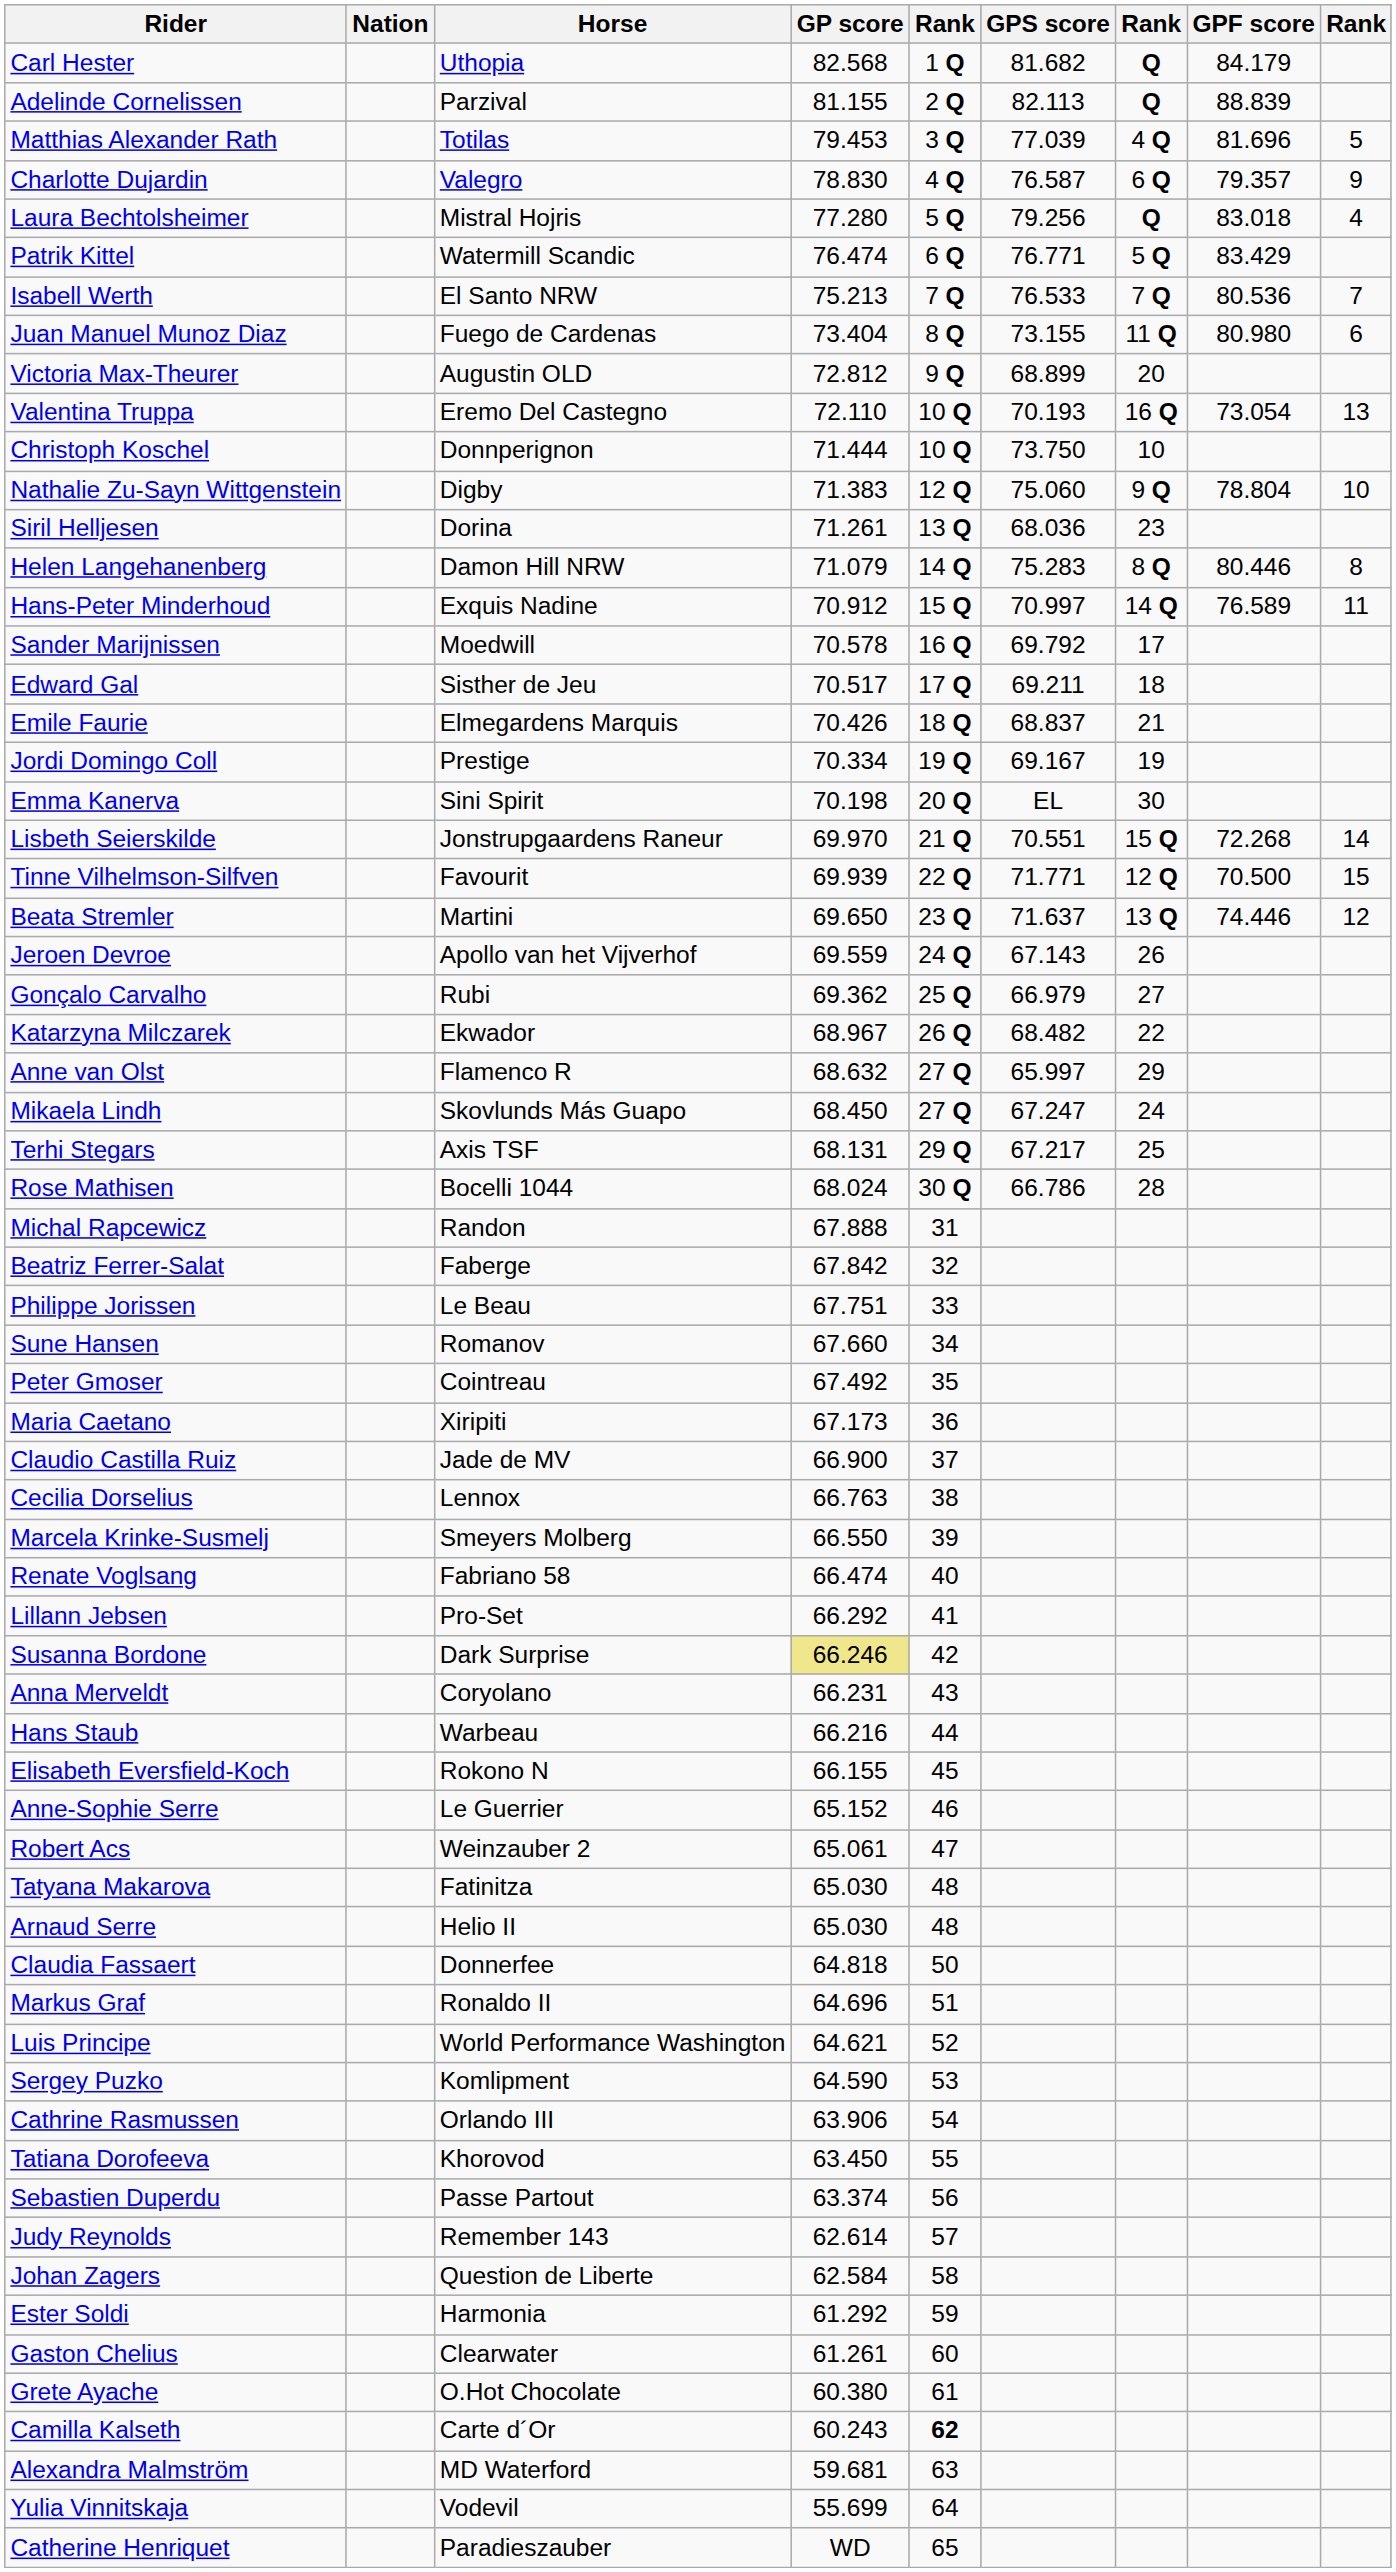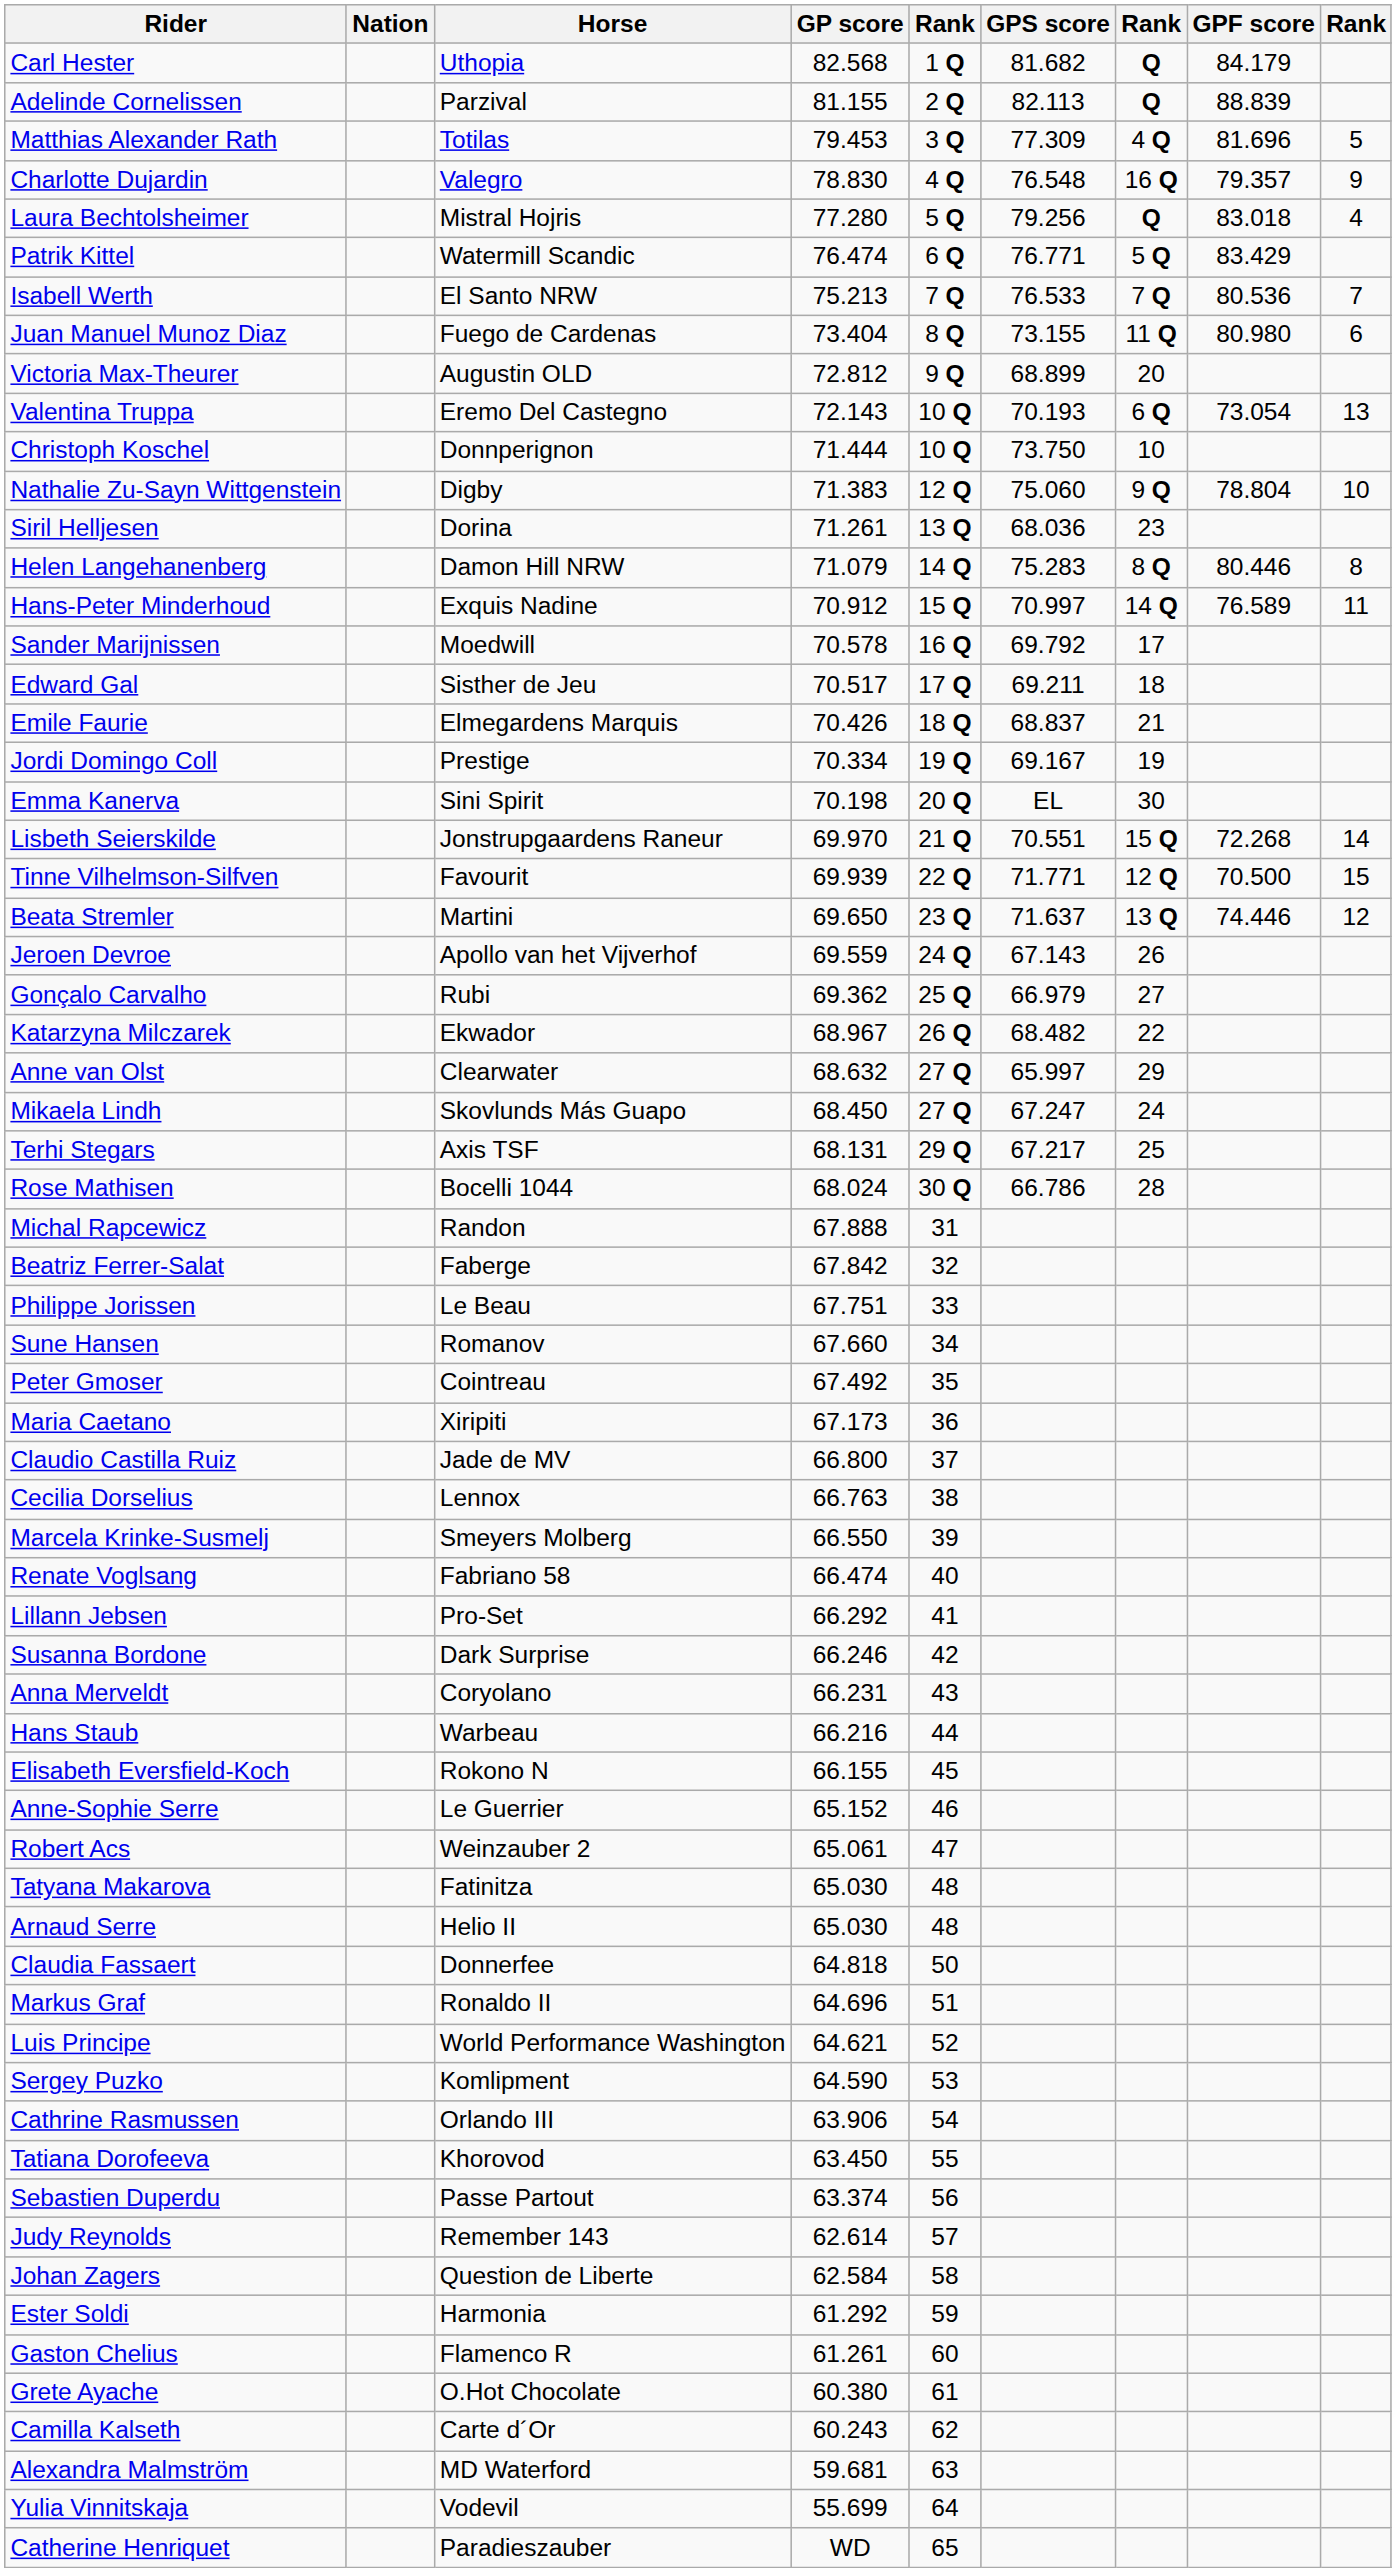(1048, 140) 77.039 -> (1048, 140) 77.309
(1048, 179) 76.587 -> (1048, 179) 76.548
(1151, 179) 6 Q -> (1151, 179) 16 Q
(850, 412) 72.110 -> (850, 412) 72.143
(1151, 412) 16 Q -> (1151, 412) 6 Q
(506, 1072) Flamenco R -> (499, 1072) Clearwater
(850, 1460) 66.900 -> (850, 1460) 66.800
(850, 1654) khaki background -> (850, 1654) no background
(499, 2353) Clearwater -> (506, 2353) Flamenco R
(945, 2430) bold -> (945, 2430) normal
